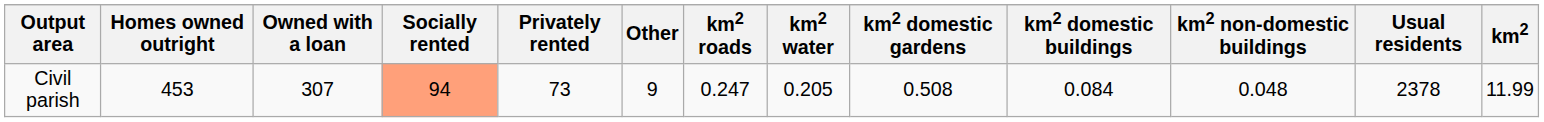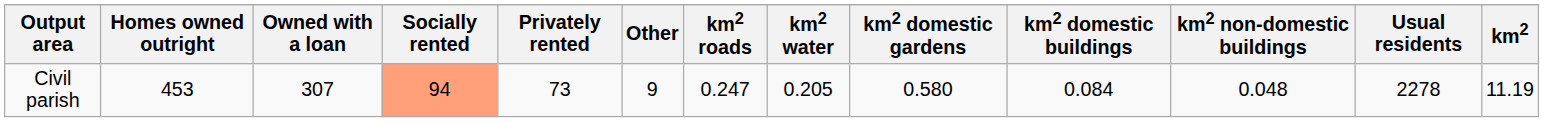(928, 89) 0.508 -> (928, 89) 0.580
(1418, 89) 2378 -> (1418, 89) 2278
(1510, 89) 11.99 -> (1510, 89) 11.19
